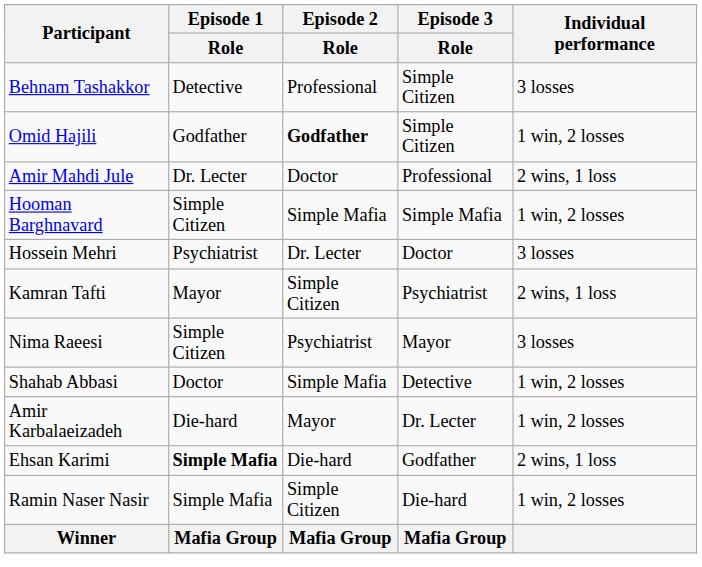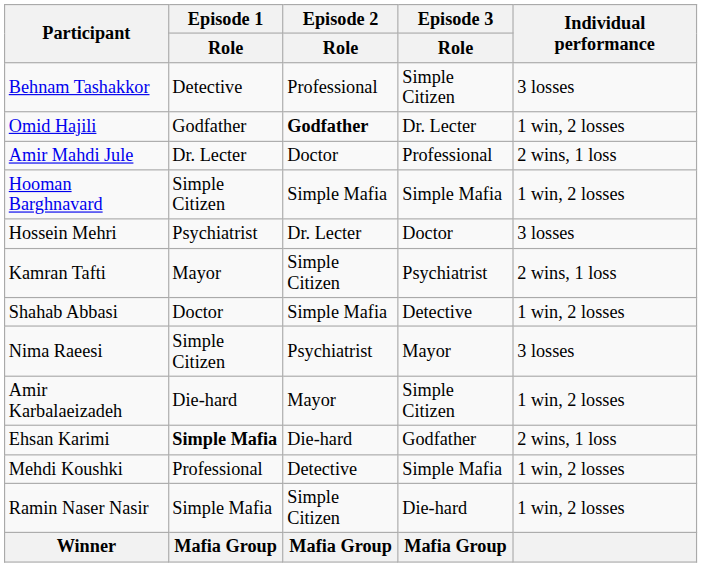(428, 136) Simple Citizen -> (439, 126) Dr. Lecter
rows swapped: (56, 342) <-> (63, 381)
(439, 421) Dr. Lecter -> (429, 400) Simple Citizen
+ row: (66, 468)
